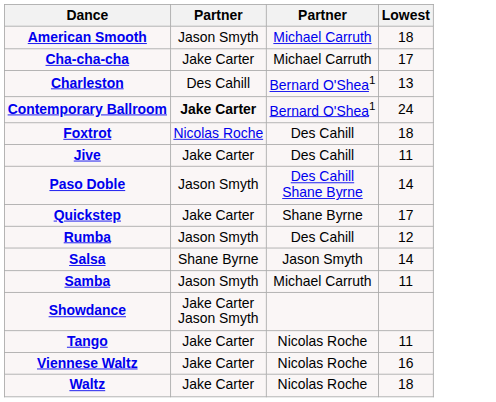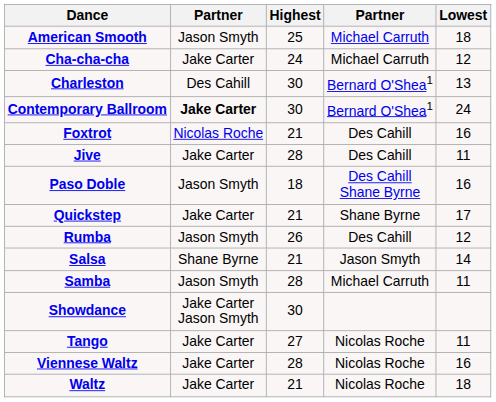+ column: (295, 15)
(406, 59) 17 -> (463, 59) 12
(406, 133) 18 -> (463, 133) 16
(406, 185) 14 -> (463, 185) 16
